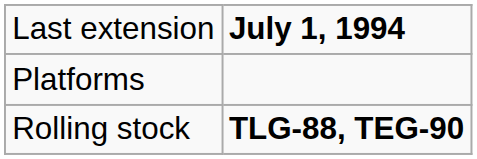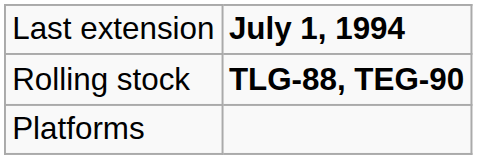rows swapped: (101, 128) <-> (78, 79)
